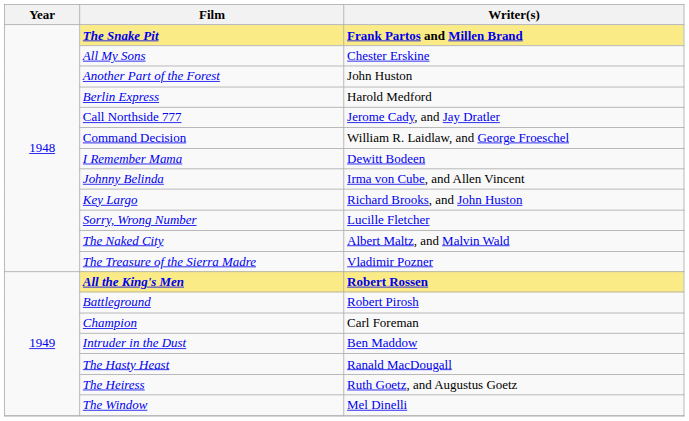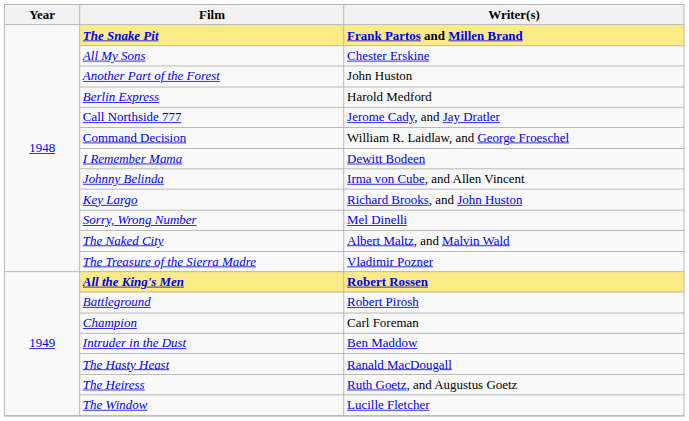(388, 220) Lucille Fletcher -> (377, 220) Mel Dinelli
(377, 405) Mel Dinelli -> (388, 405) Lucille Fletcher
